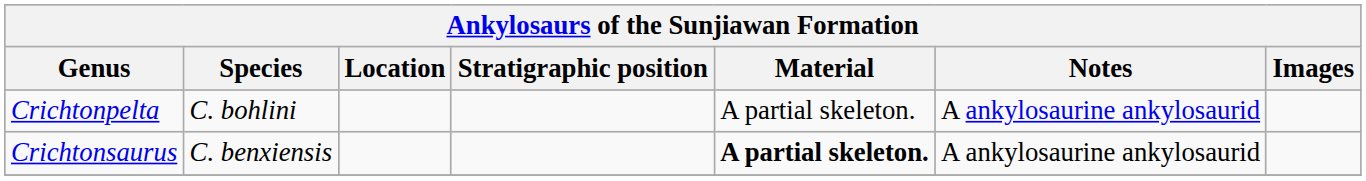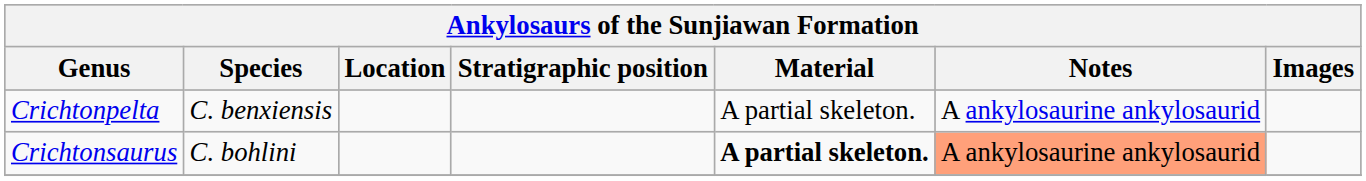(243, 110) C. bohlini -> (261, 110) C. benxiensis
(261, 152) C. benxiensis -> (243, 152) C. bohlini
(1101, 152) no background -> (1101, 152) lightsalmon background
